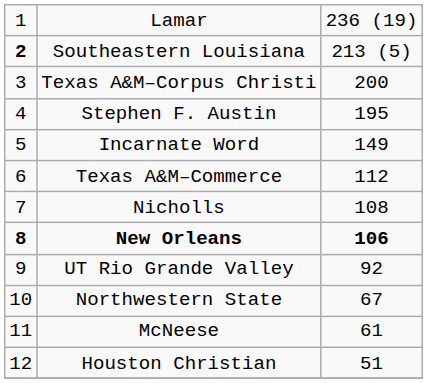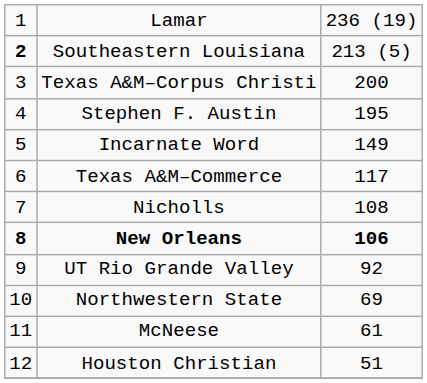(372, 176) 112 -> (372, 176) 117
(372, 301) 67 -> (372, 301) 69
